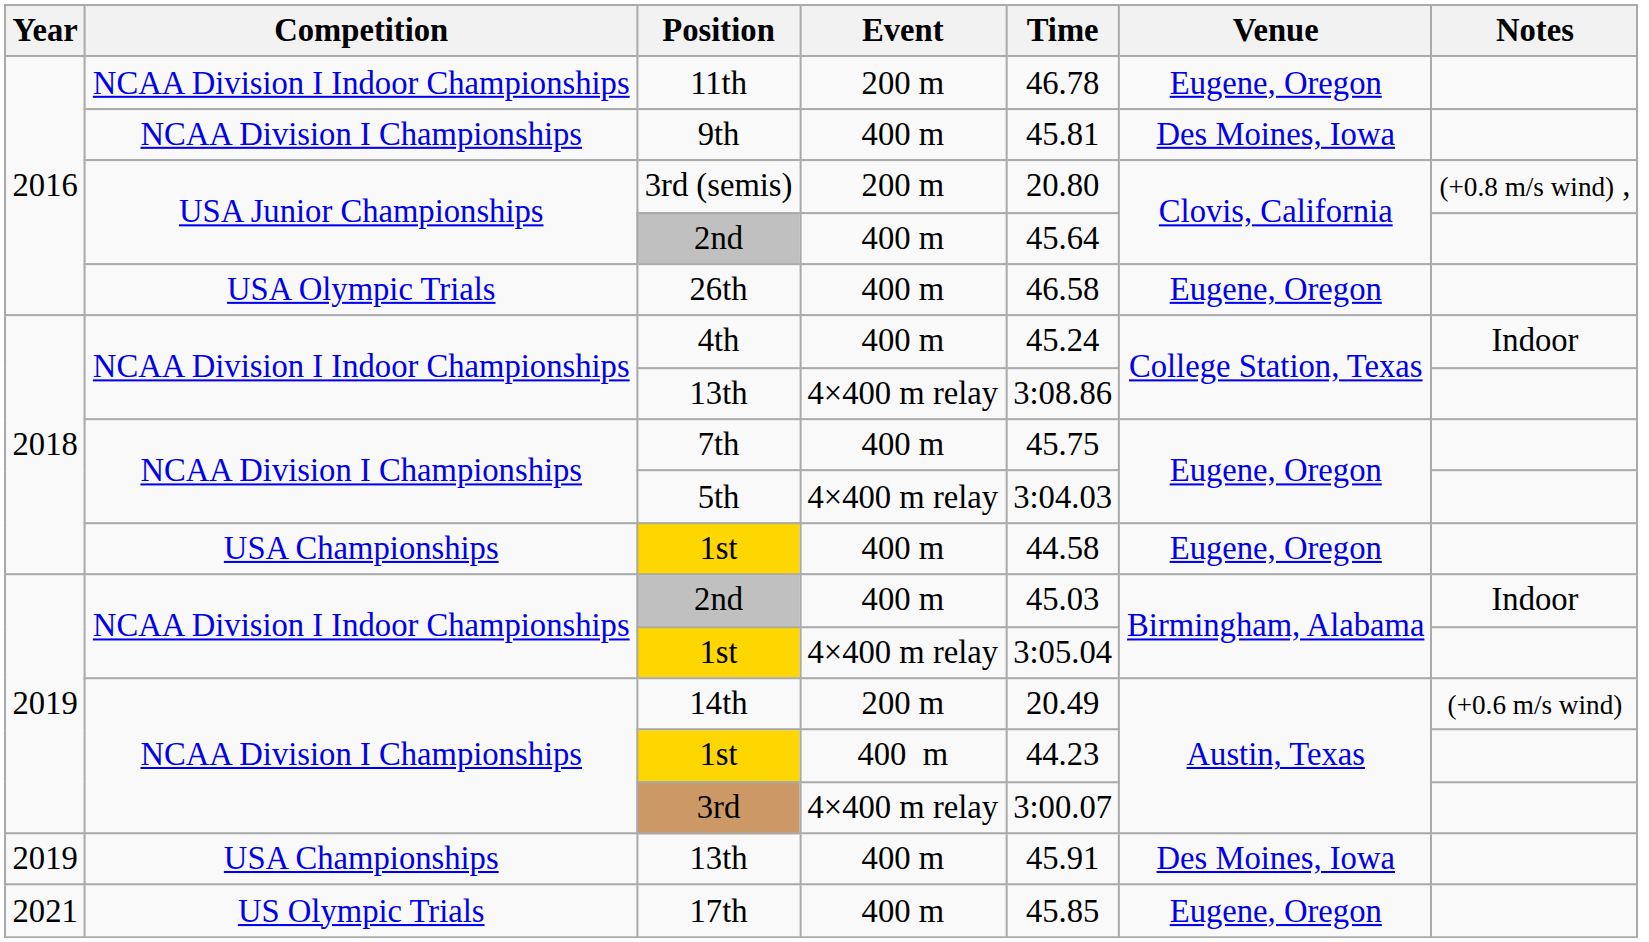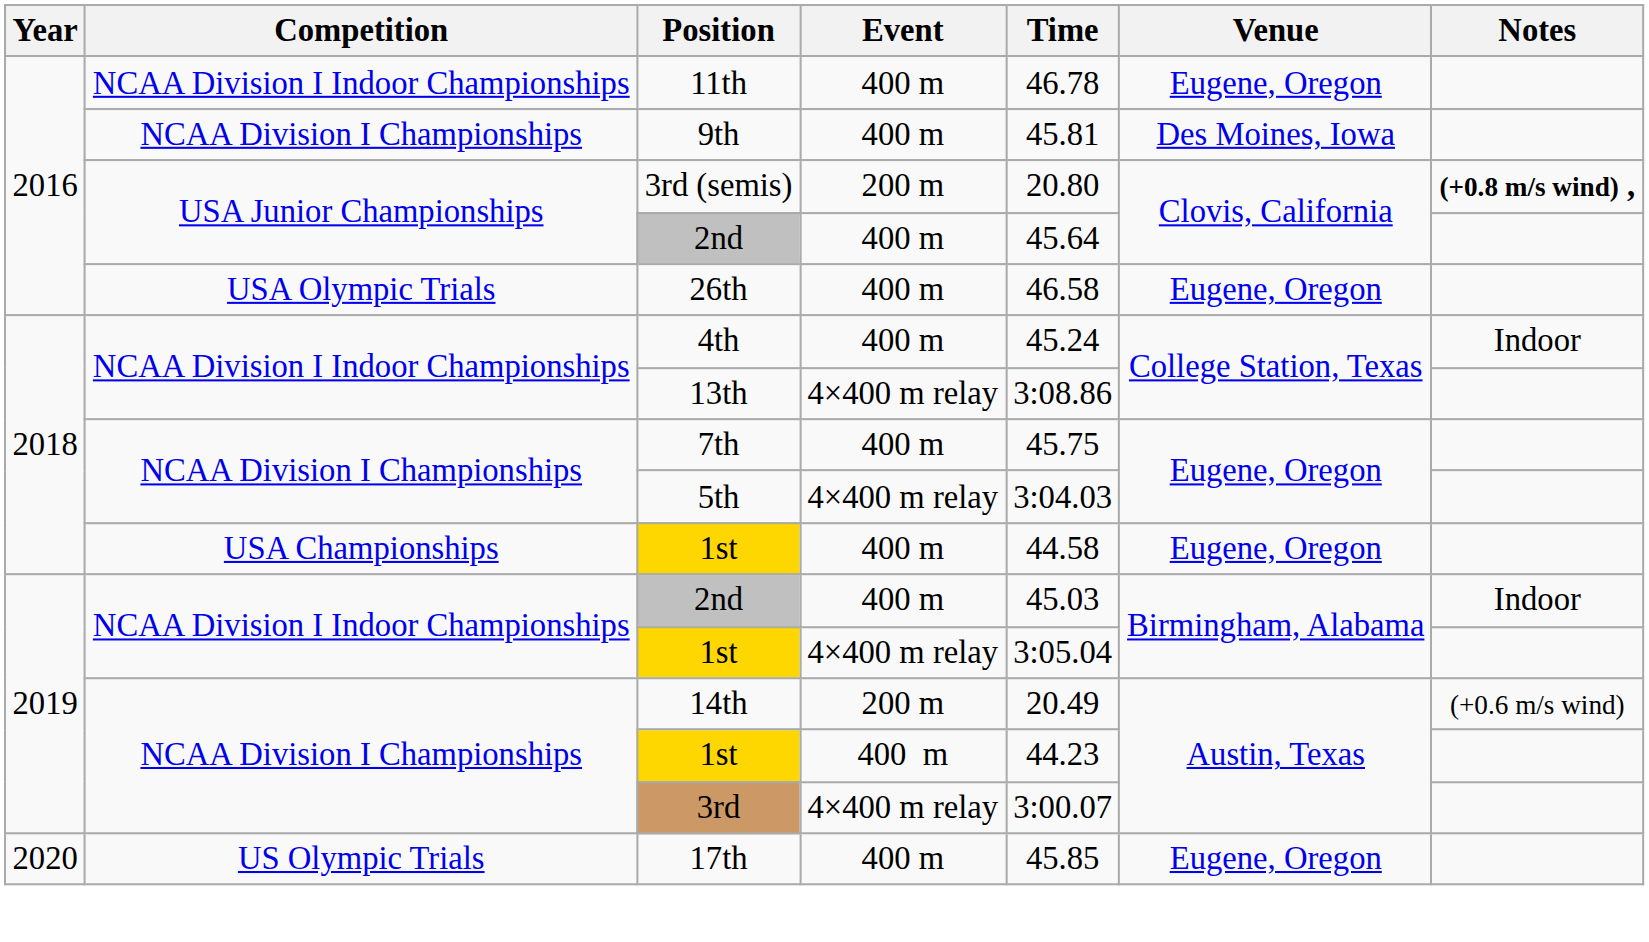(903, 82) 200 m -> (903, 82) 400 m
(1535, 185) normal -> (1537, 185) bold
- row: (361, 858)
(45, 910) 2021 -> (45, 858) 2020
